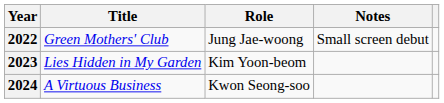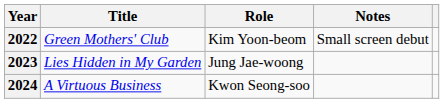(256, 39) Jung Jae-woong -> (257, 39) Kim Yoon-beom
(257, 62) Kim Yoon-beom -> (256, 62) Jung Jae-woong
